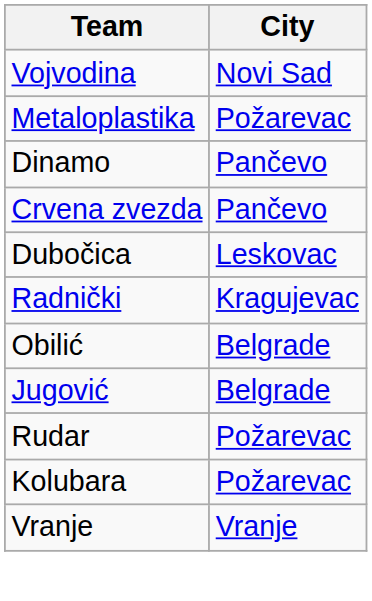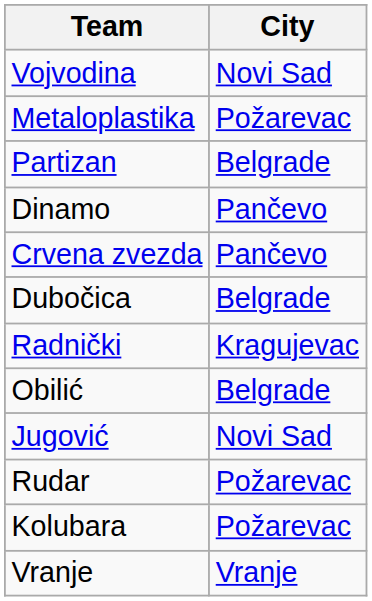+ row: (64, 163)
(276, 254) Leskovac -> (273, 299) Belgrade
(273, 390) Belgrade -> (274, 436) Novi Sad
